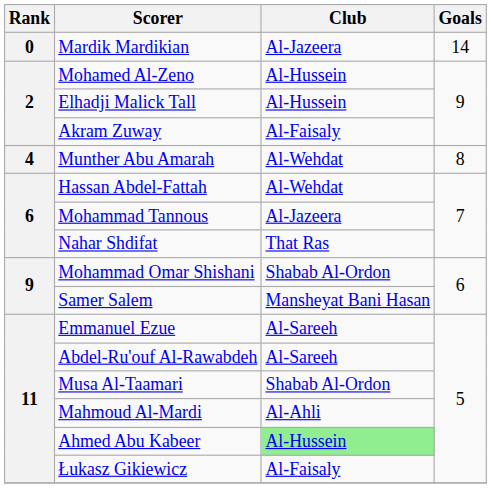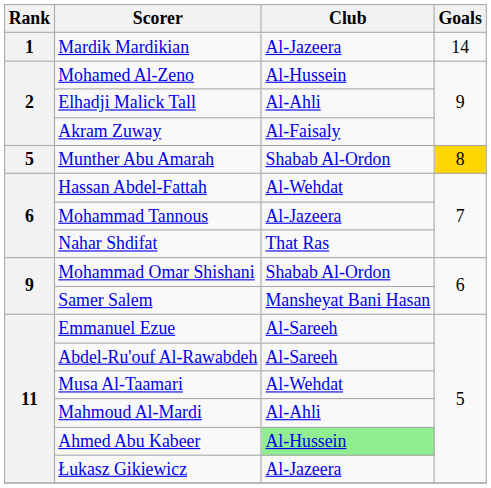(29, 46) 0 -> (29, 46) 1
(306, 103) Al-Hussein -> (293, 103) Al-Ahli
(29, 159) 4 -> (29, 159) 5
(304, 159) Al-Wehdat -> (328, 159) Shabab Al-Ordon
(460, 159) no background -> (460, 159) gold background
(328, 384) Shabab Al-Ordon -> (304, 384) Al-Wehdat
(303, 469) Al-Faisaly -> (303, 469) Al-Jazeera
